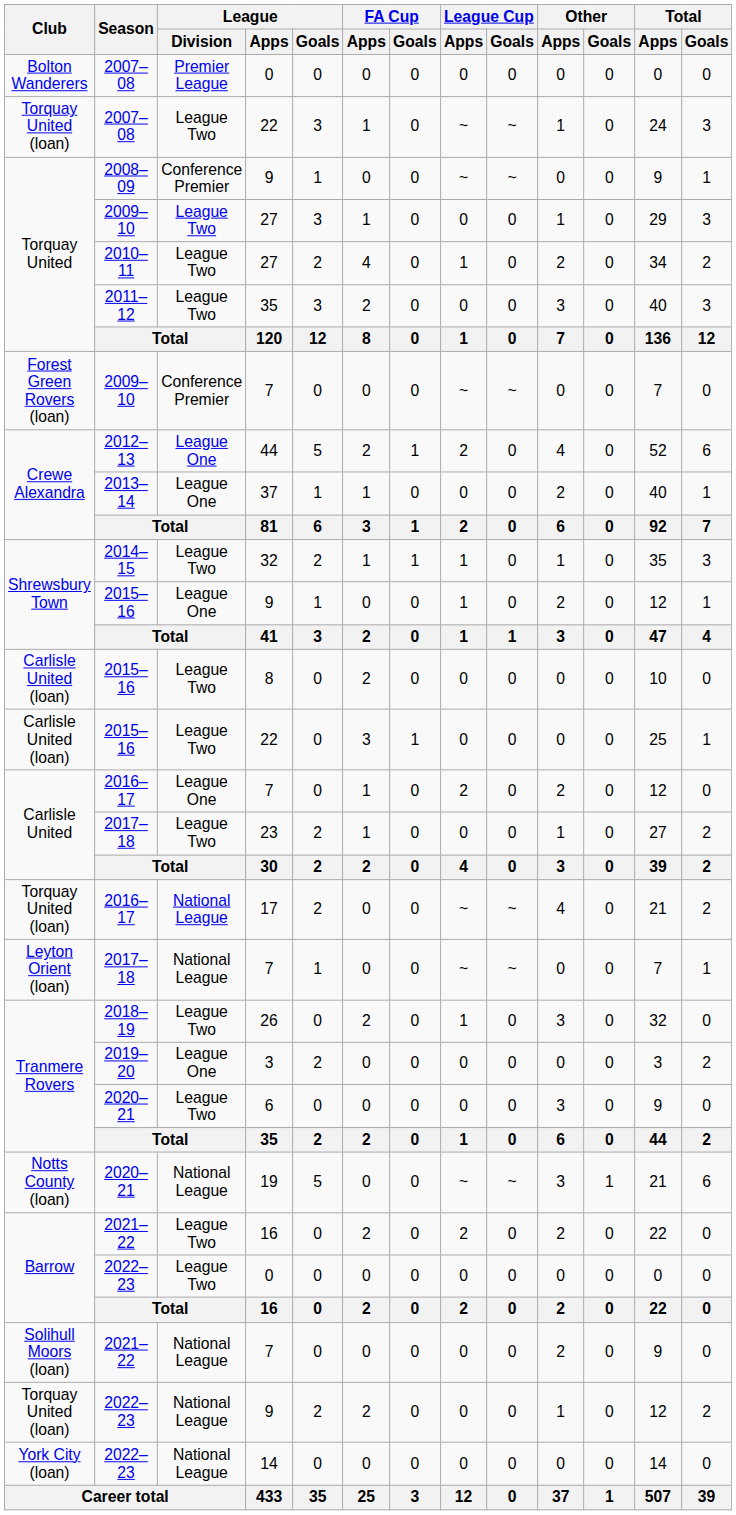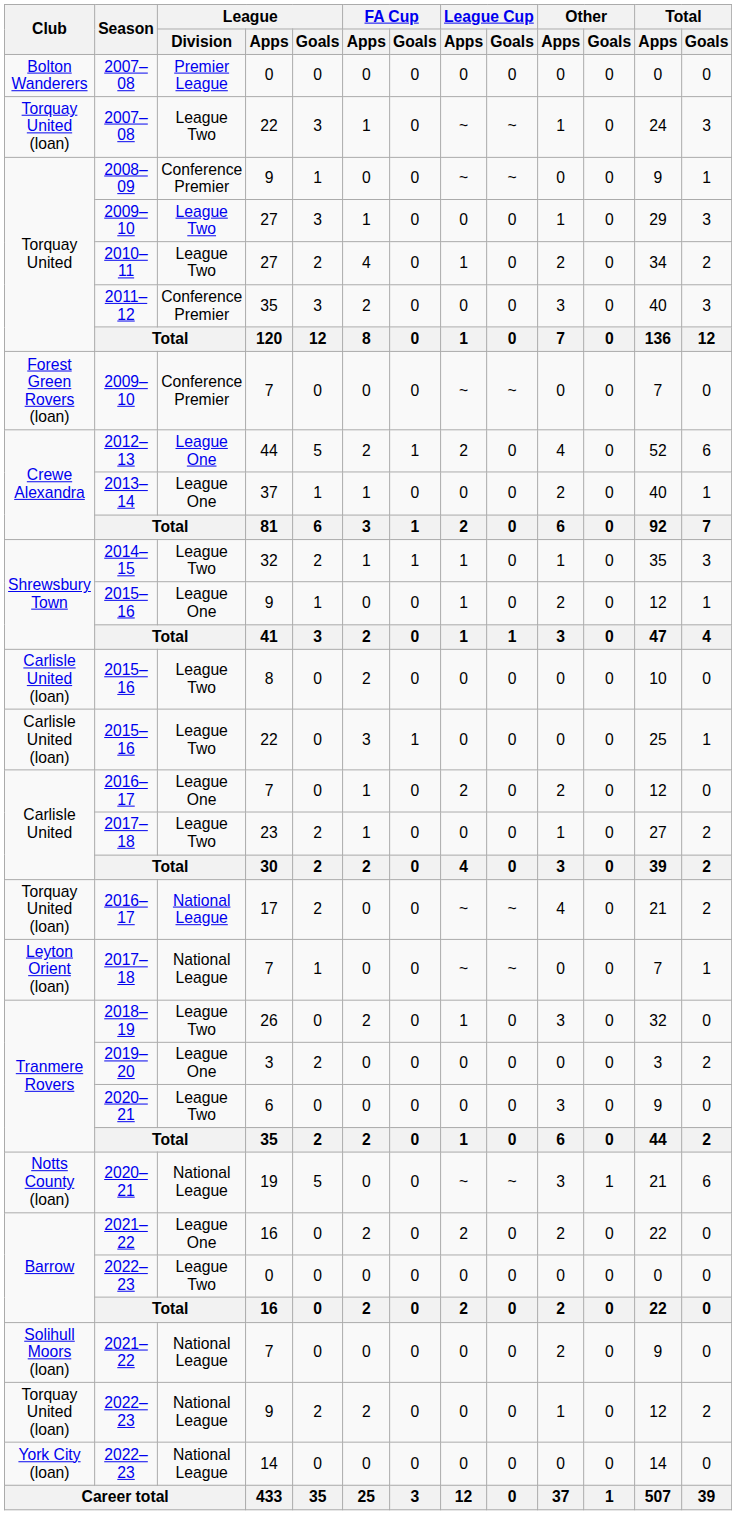(202, 305) League Two -> (202, 305) Conference Premier
(202, 1233) League Two -> (202, 1233) League One
